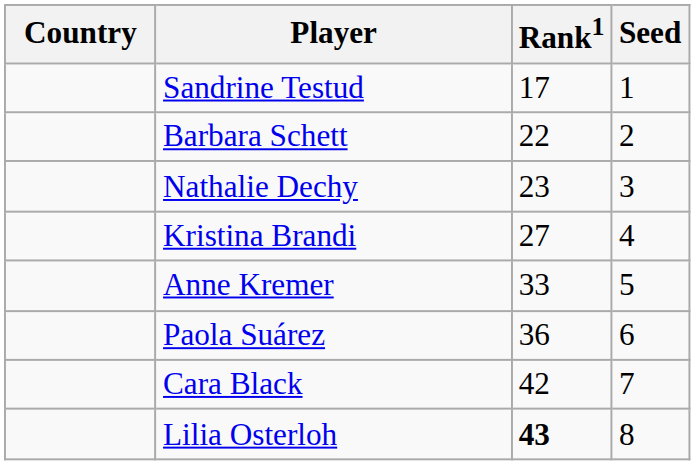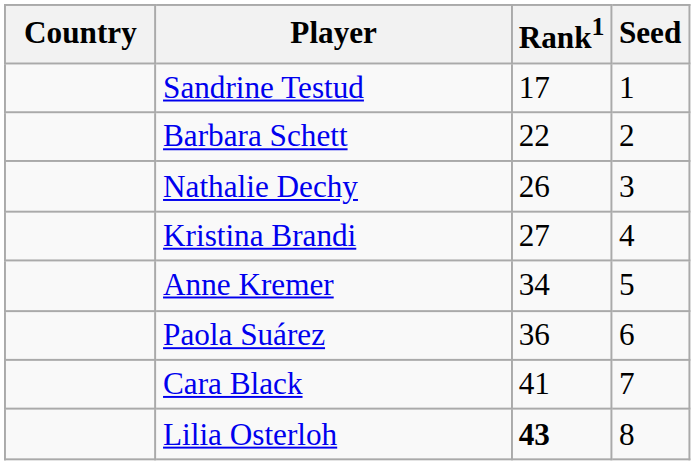(534, 186) 23 -> (534, 186) 26
(534, 285) 33 -> (534, 285) 34
(534, 384) 42 -> (534, 384) 41
